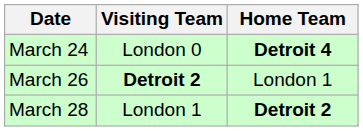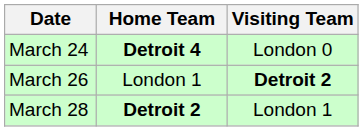columns swapped: (162, 19) <-> (293, 19)
